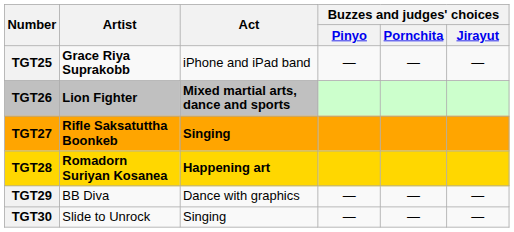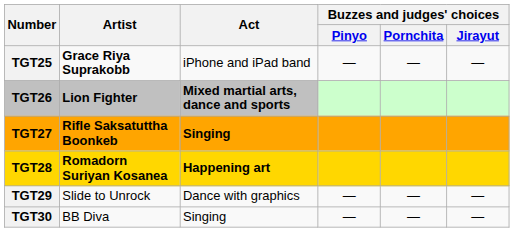(86, 196) BB Diva -> (106, 196) Slide to Unrock
(106, 216) Slide to Unrock -> (86, 216) BB Diva
